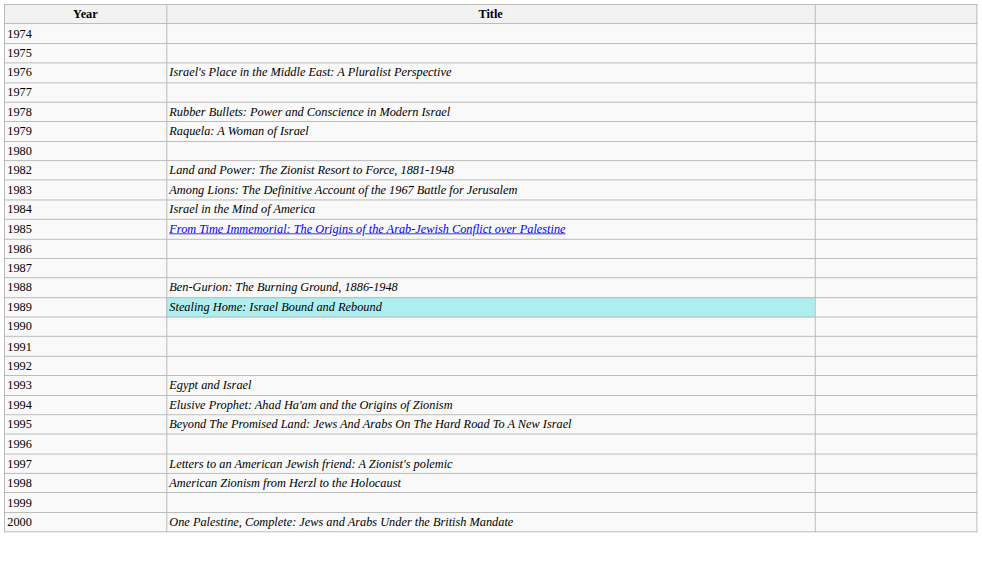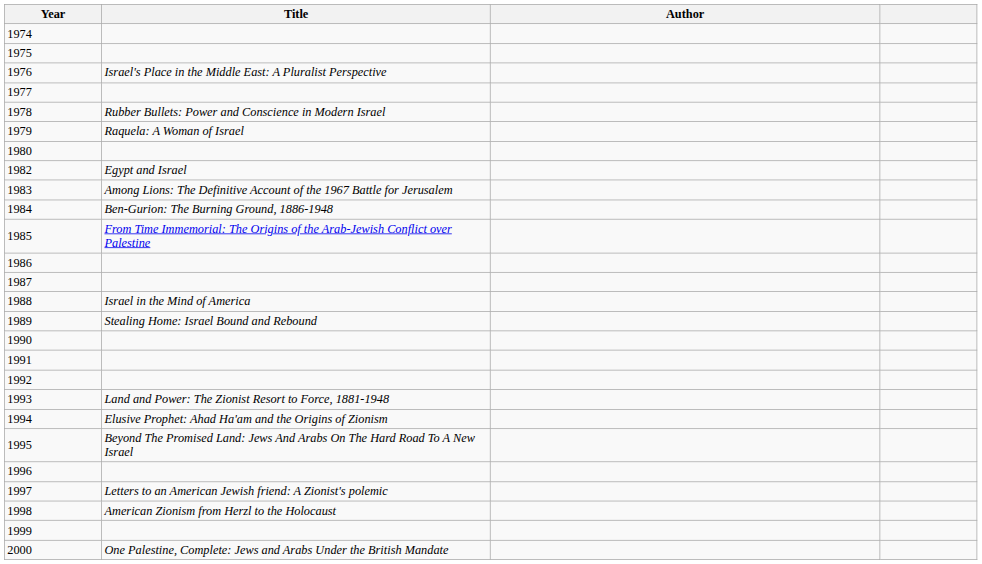+ column: (685, 14)
(312, 170) Land and Power: The Zionist Resort to Force, 1881-1948 -> (146, 170) Egypt and Israel
(242, 209) Israel in the Mind of America -> (219, 209) Ben-Gurion: The Burning Ground, 1886-1948
(284, 287) Ben-Gurion: The Burning Ground, 1886-1948 -> (177, 301) Israel in the Mind of America
(276, 307) paleturquoise background -> (211, 321) no background
(210, 385) Egypt and Israel -> (247, 399) Land and Power: The Zionist Resort to Force, 1881-1948
